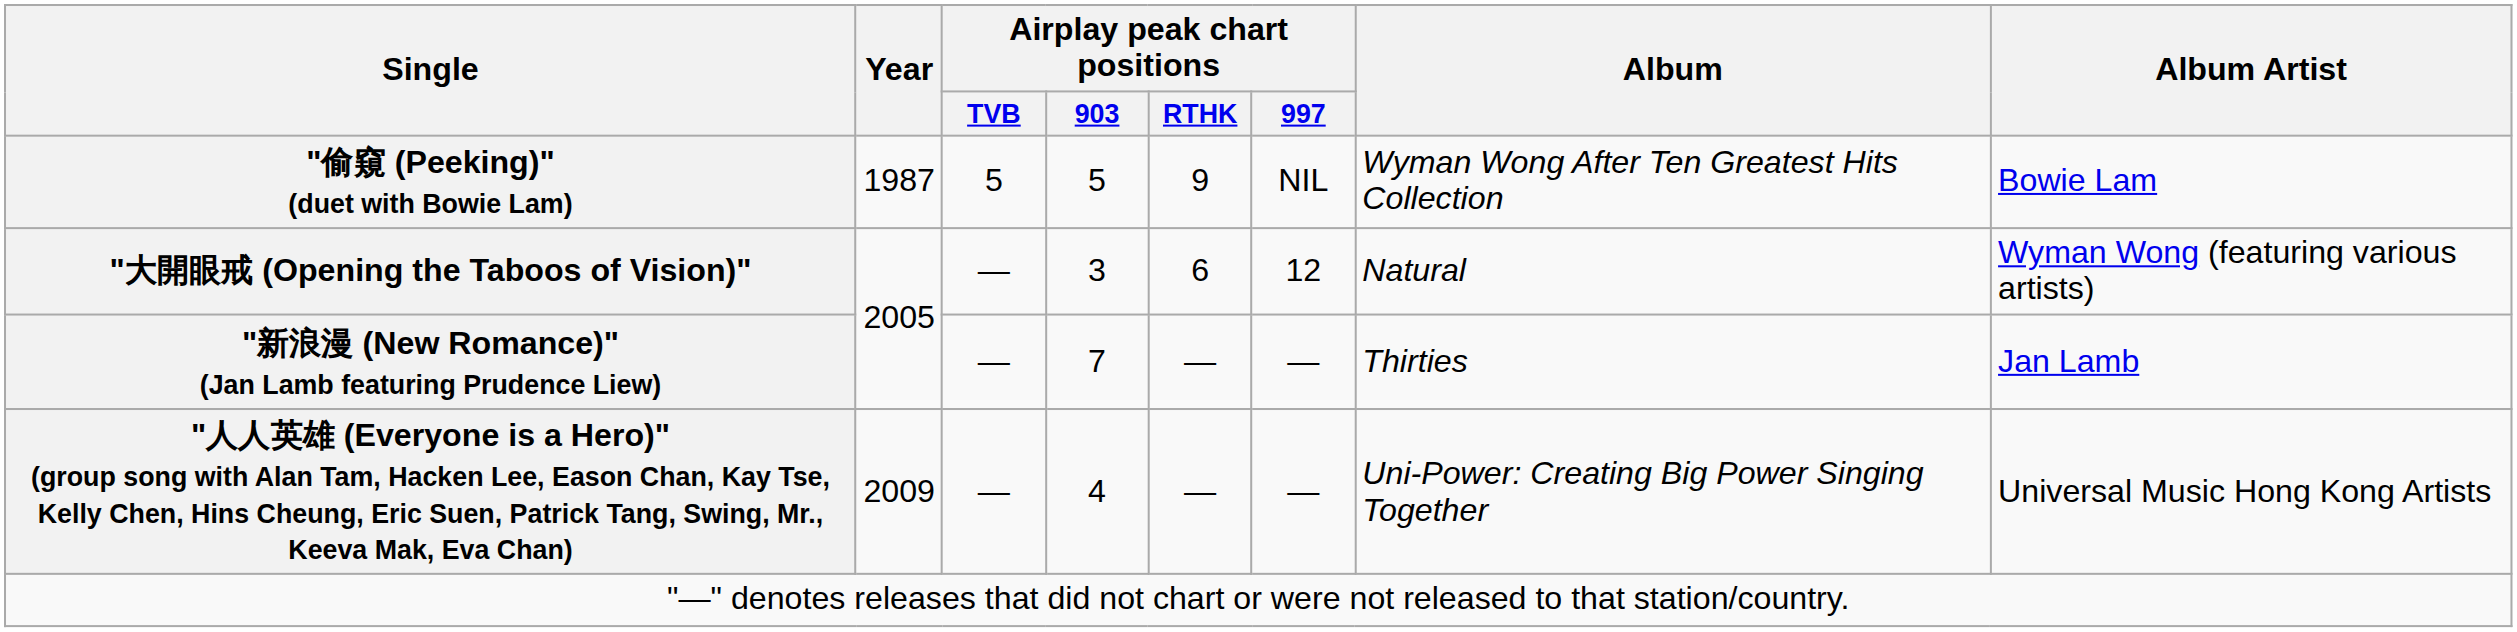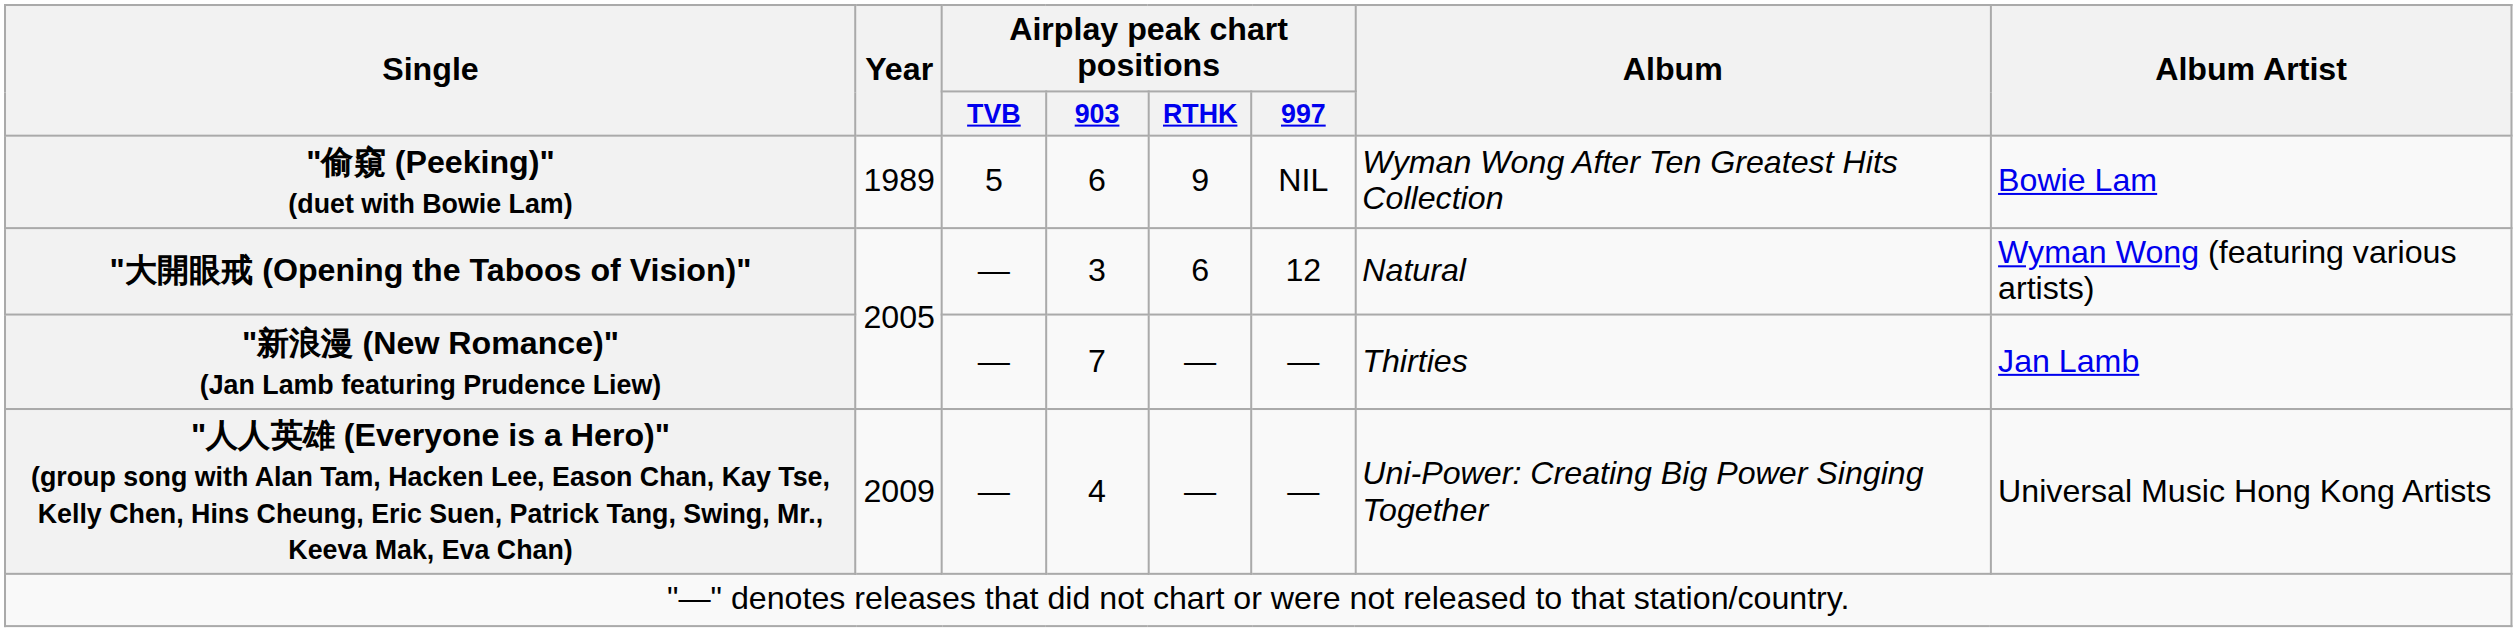(899, 181) 1987 -> (899, 181) 1989
(1097, 181) 5 -> (1097, 181) 6
